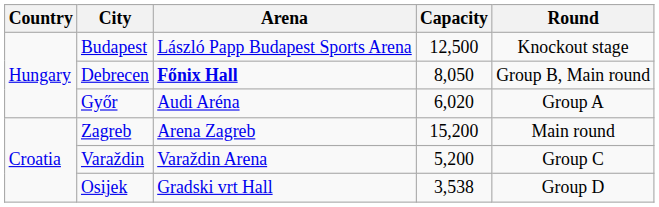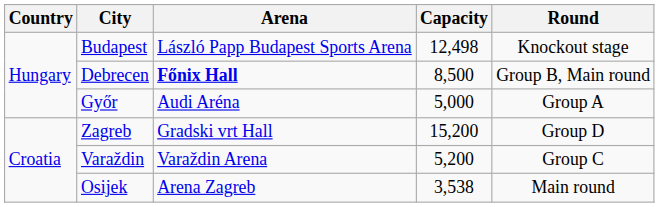(454, 46) 12,500 -> (454, 46) 12,498
(454, 74) 8,050 -> (454, 74) 8,500
(454, 103) 6,020 -> (454, 103) 5,000
(206, 131) Arena Zagreb -> (215, 131) Gradski vrt Hall
(573, 131) Main round -> (573, 131) Group D
(215, 187) Gradski vrt Hall -> (206, 187) Arena Zagreb
(573, 187) Group D -> (573, 187) Main round
